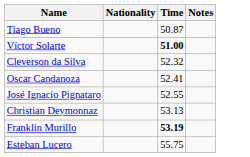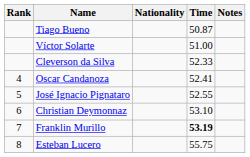+ column: (19, 12)
(172, 45) bold -> (201, 45) normal
(172, 62) 52.32 -> (201, 62) 52.33
(172, 111) 53.13 -> (201, 111) 53.10
